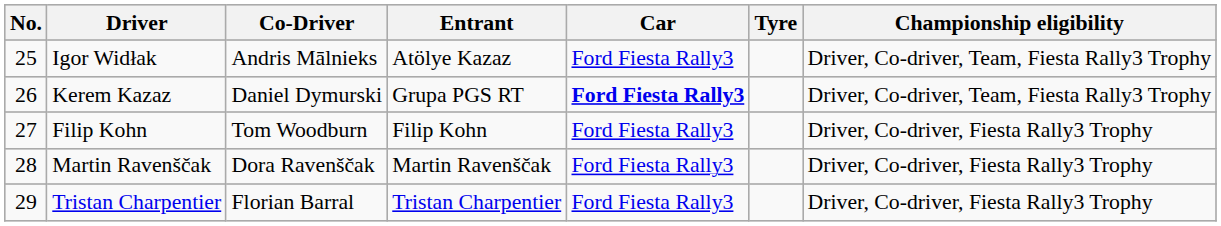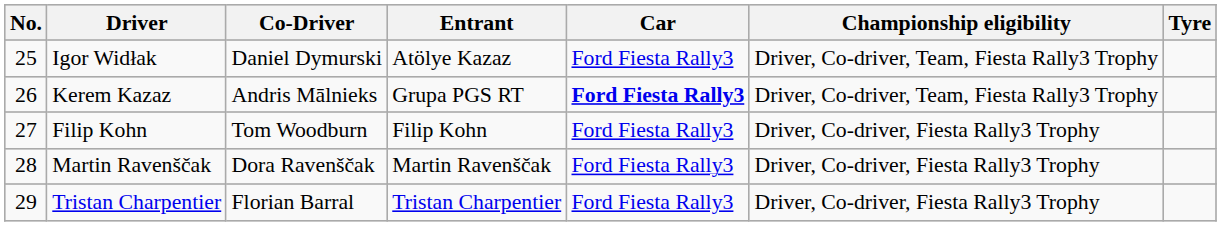columns swapped: (1009, 22) <-> (776, 22)
(304, 57) Andris Mālnieks -> (307, 57) Daniel Dymurski
(307, 93) Daniel Dymurski -> (304, 93) Andris Mālnieks
